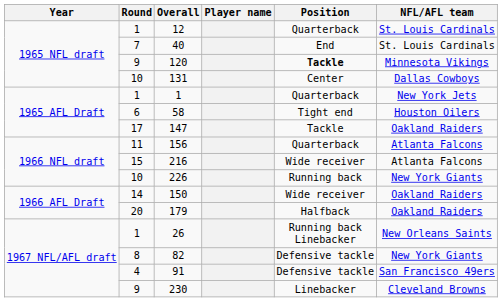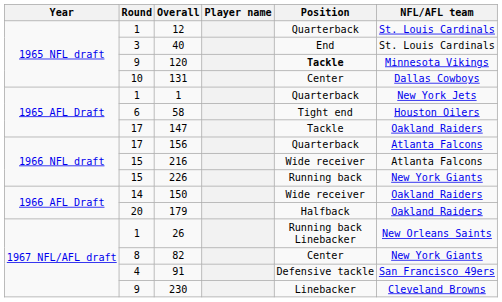(137, 46) 7 -> (137, 46) 3
(137, 145) 11 -> (137, 145) 17
(137, 178) 10 -> (137, 178) 15
(325, 256) Defensive tackle -> (325, 256) Center
